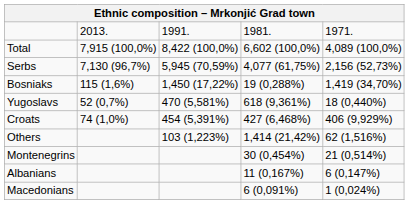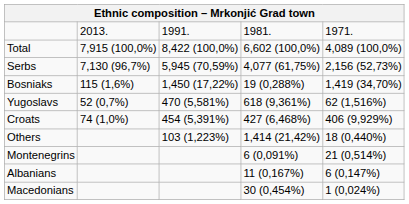(356, 102) 18 (0,440%) -> (356, 102) 62 (1,516%)
(356, 137) 62 (1,516%) -> (356, 137) 18 (0,440%)
(274, 155) 30 (0,454%) -> (271, 155) 6 (0,091%)
(271, 191) 6 (0,091%) -> (274, 191) 30 (0,454%)
